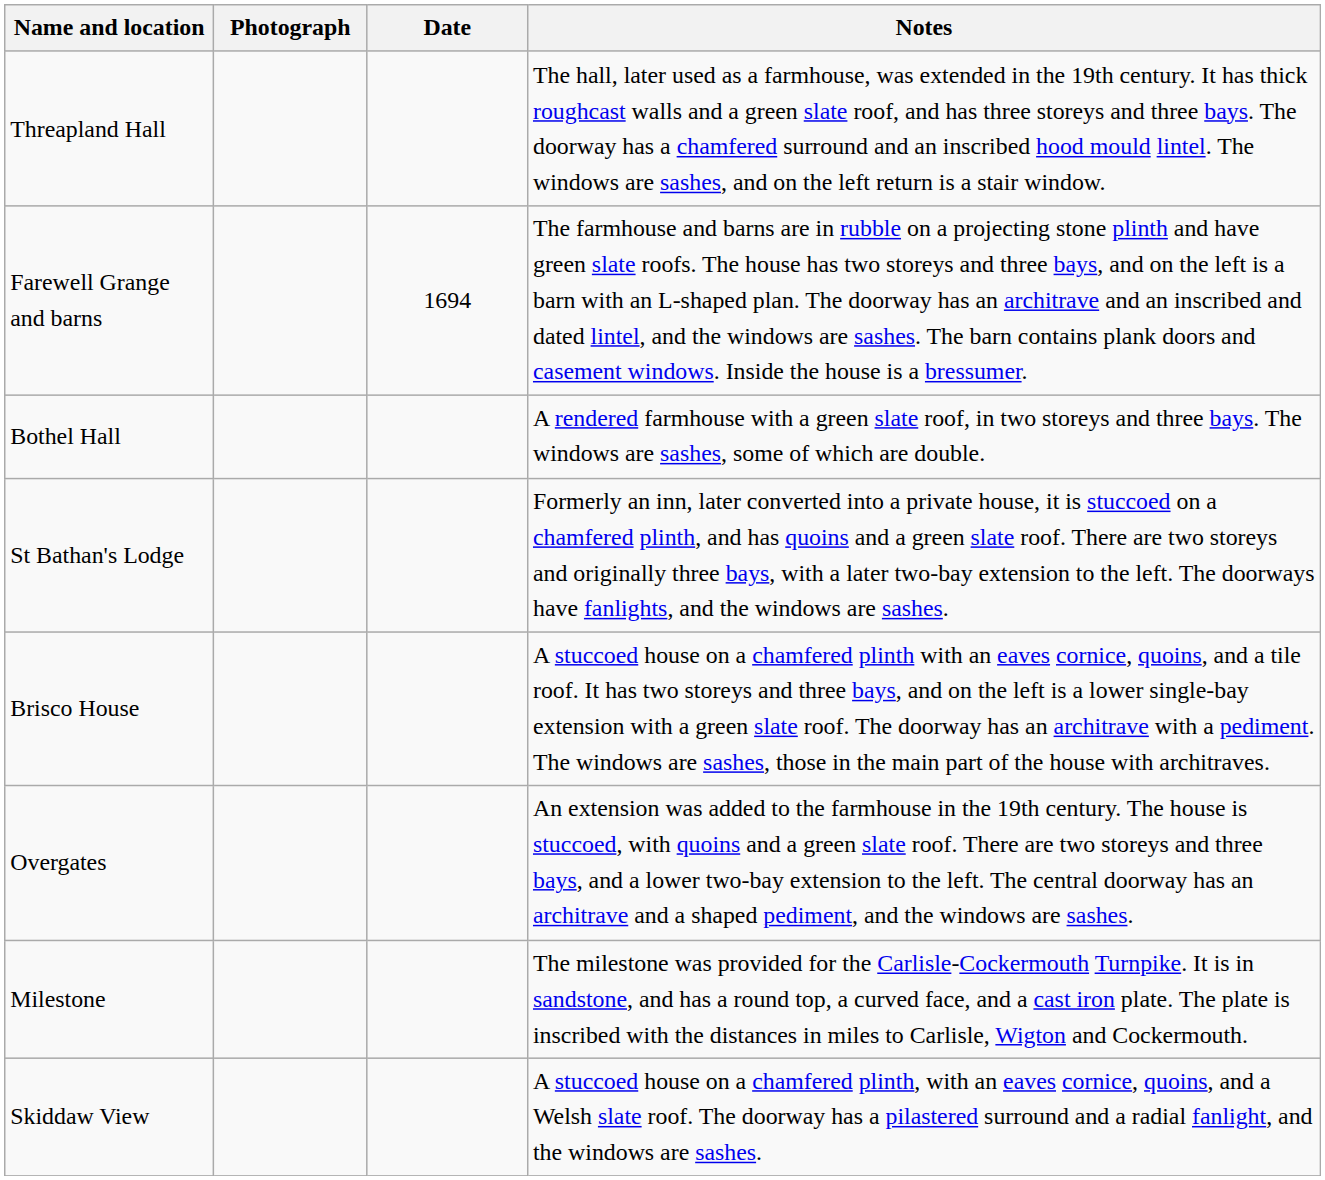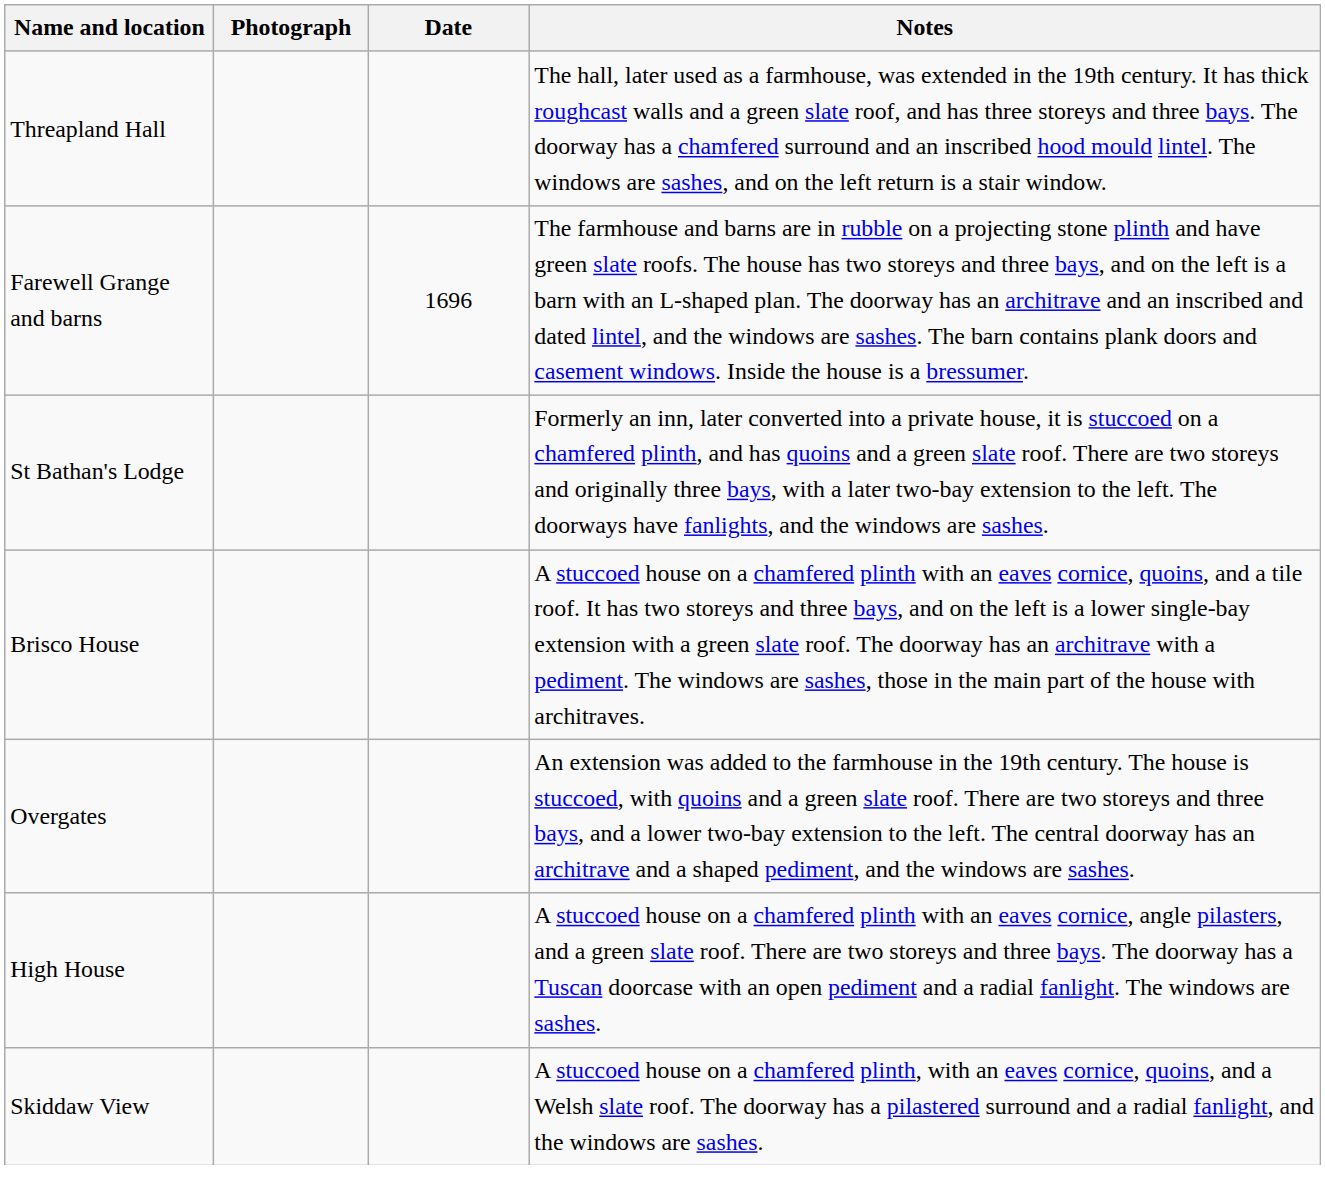(447, 300) 1694 -> (448, 300) 1696
- row: (66, 436)
+ row: (68, 969)
- row: (58, 998)
